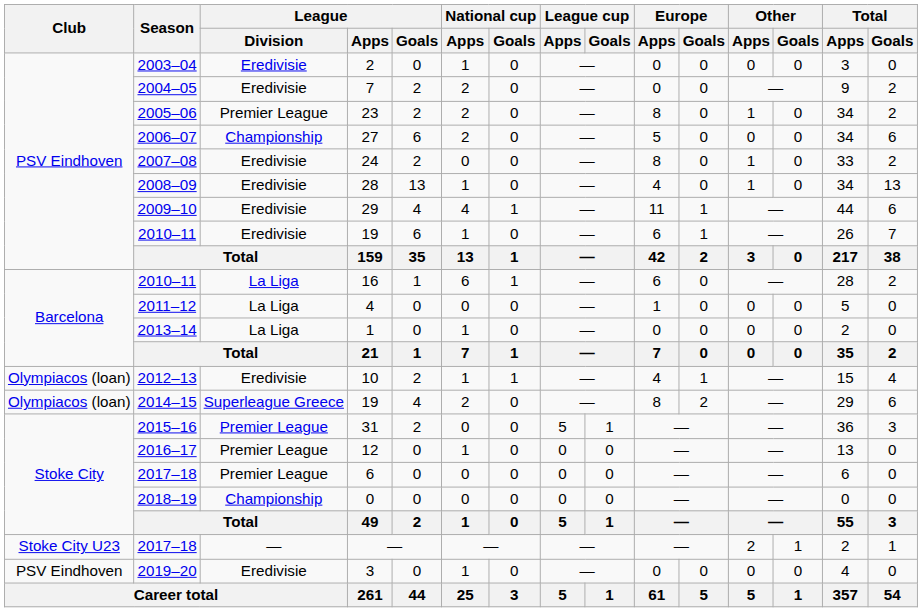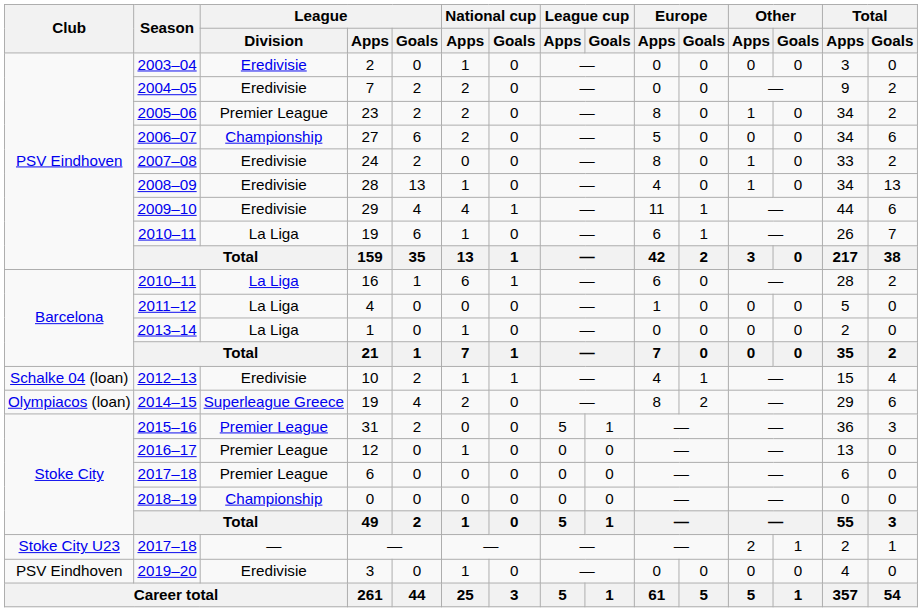(274, 233) Eredivisie -> (274, 233) La Liga
(69, 378) Olympiacos (loan) -> (69, 378) Schalke 04 (loan)
